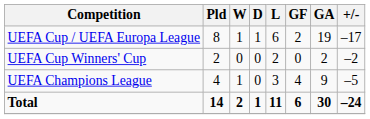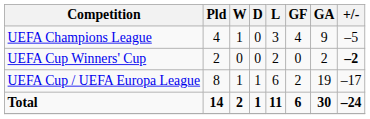rows swapped: (104, 37) <-> (80, 80)
(351, 59) normal -> (351, 59) bold
